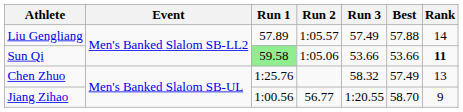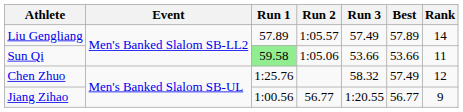(404, 35) 57.88 -> (404, 35) 57.89
(440, 55) bold -> (440, 55) normal
(440, 76) 13 -> (440, 76) 12
(404, 96) 58.70 -> (404, 96) 56.77
